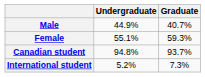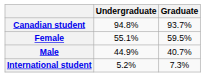rows swapped: (49, 25) <-> (49, 52)
(179, 38) 59.3% -> (179, 38) 59.5%
